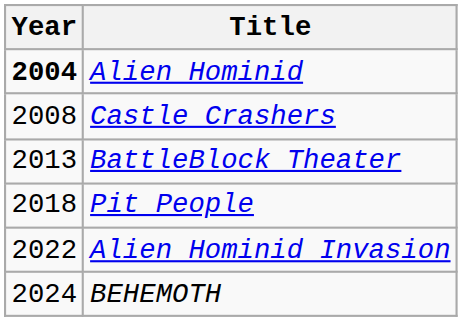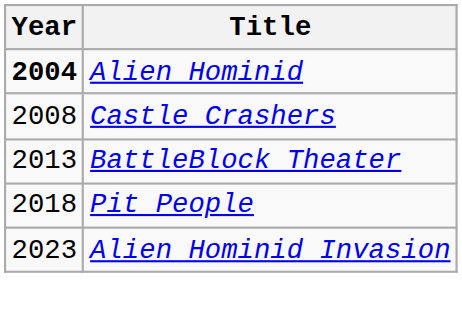(44, 250) 2022 -> (44, 250) 2023
- row: (156, 294)
